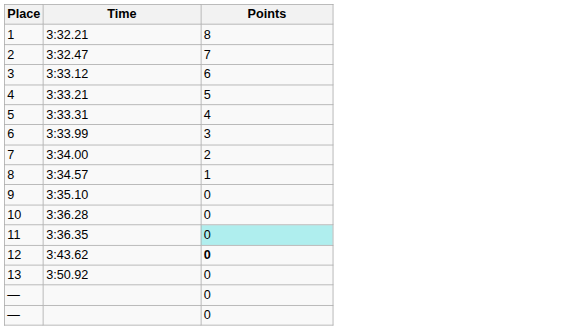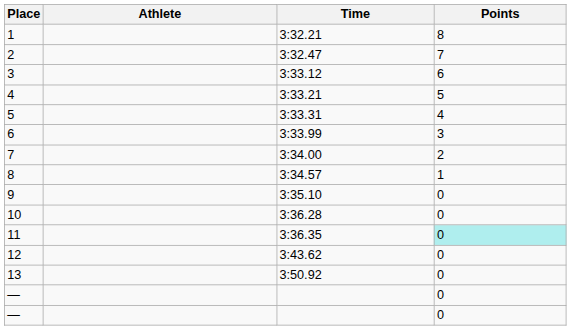+ column: (160, 14)
(207, 255) bold -> (441, 255) normal
